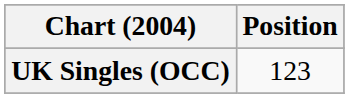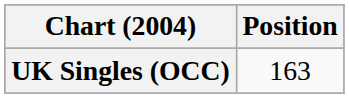(290, 70) 123 -> (290, 70) 163
